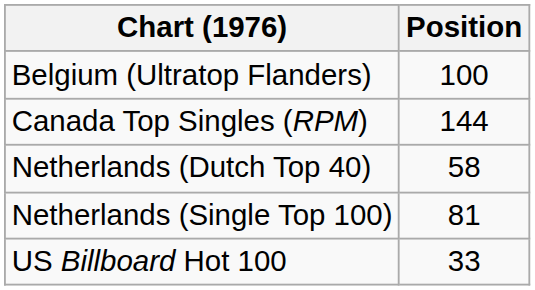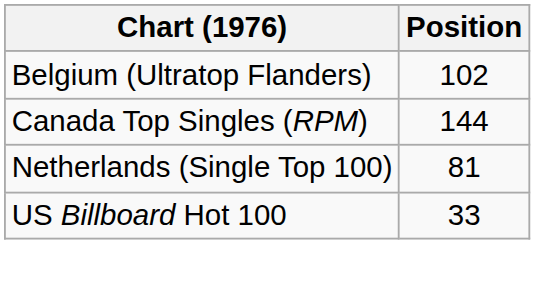(464, 74) 100 -> (464, 74) 102
- row: (191, 167)
